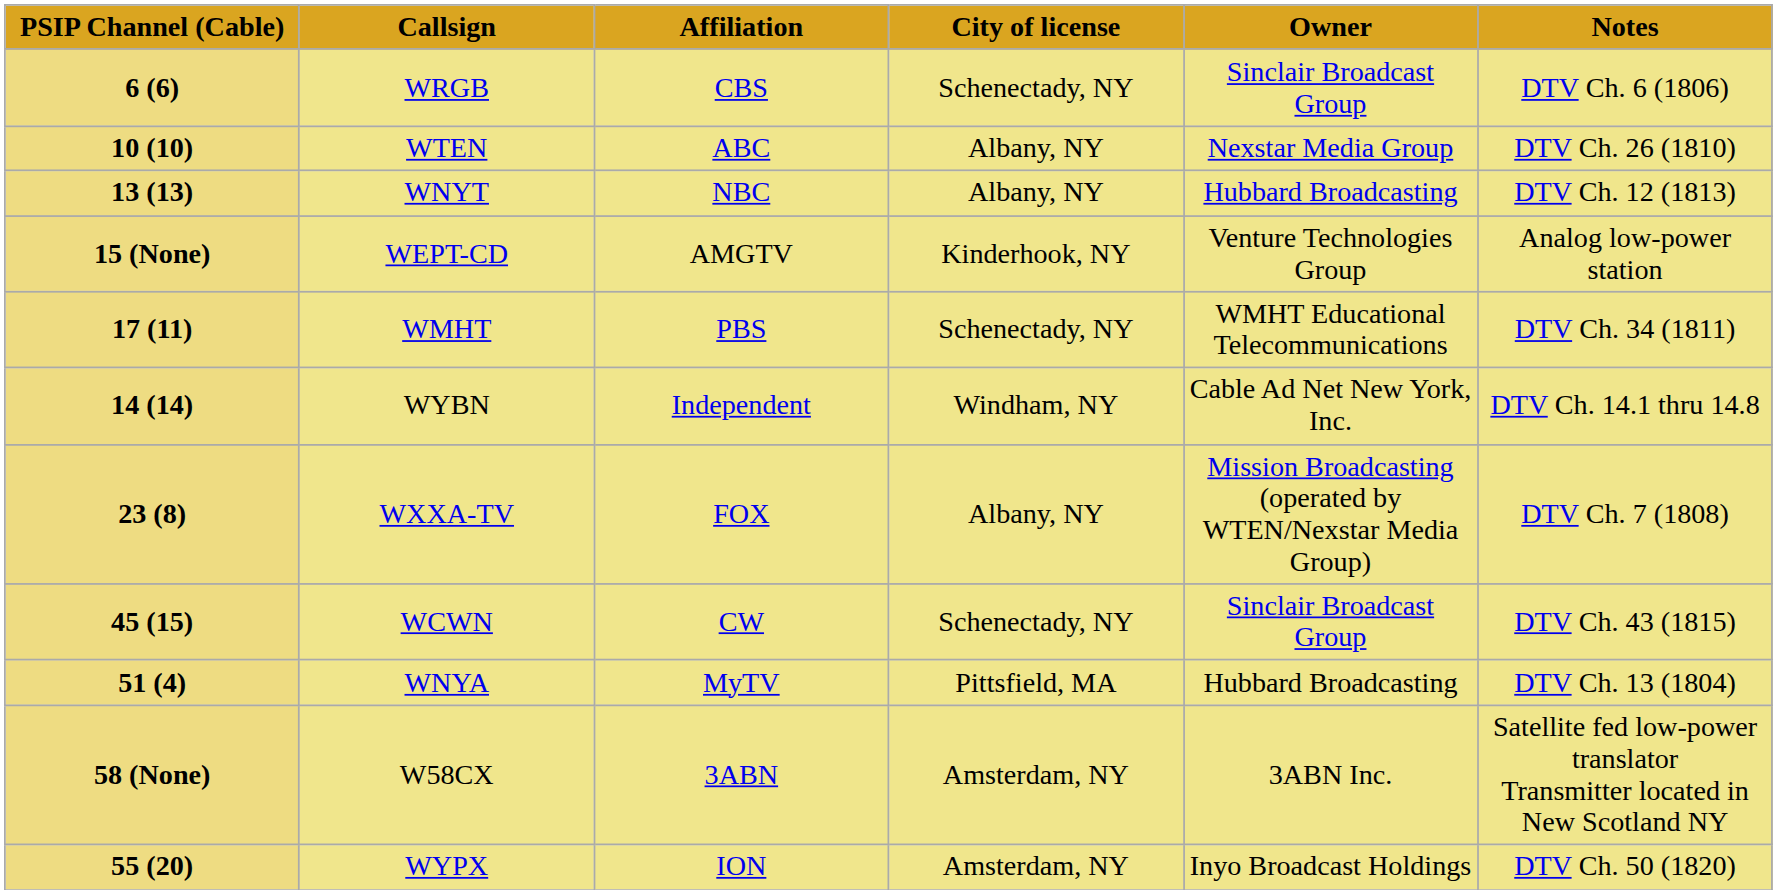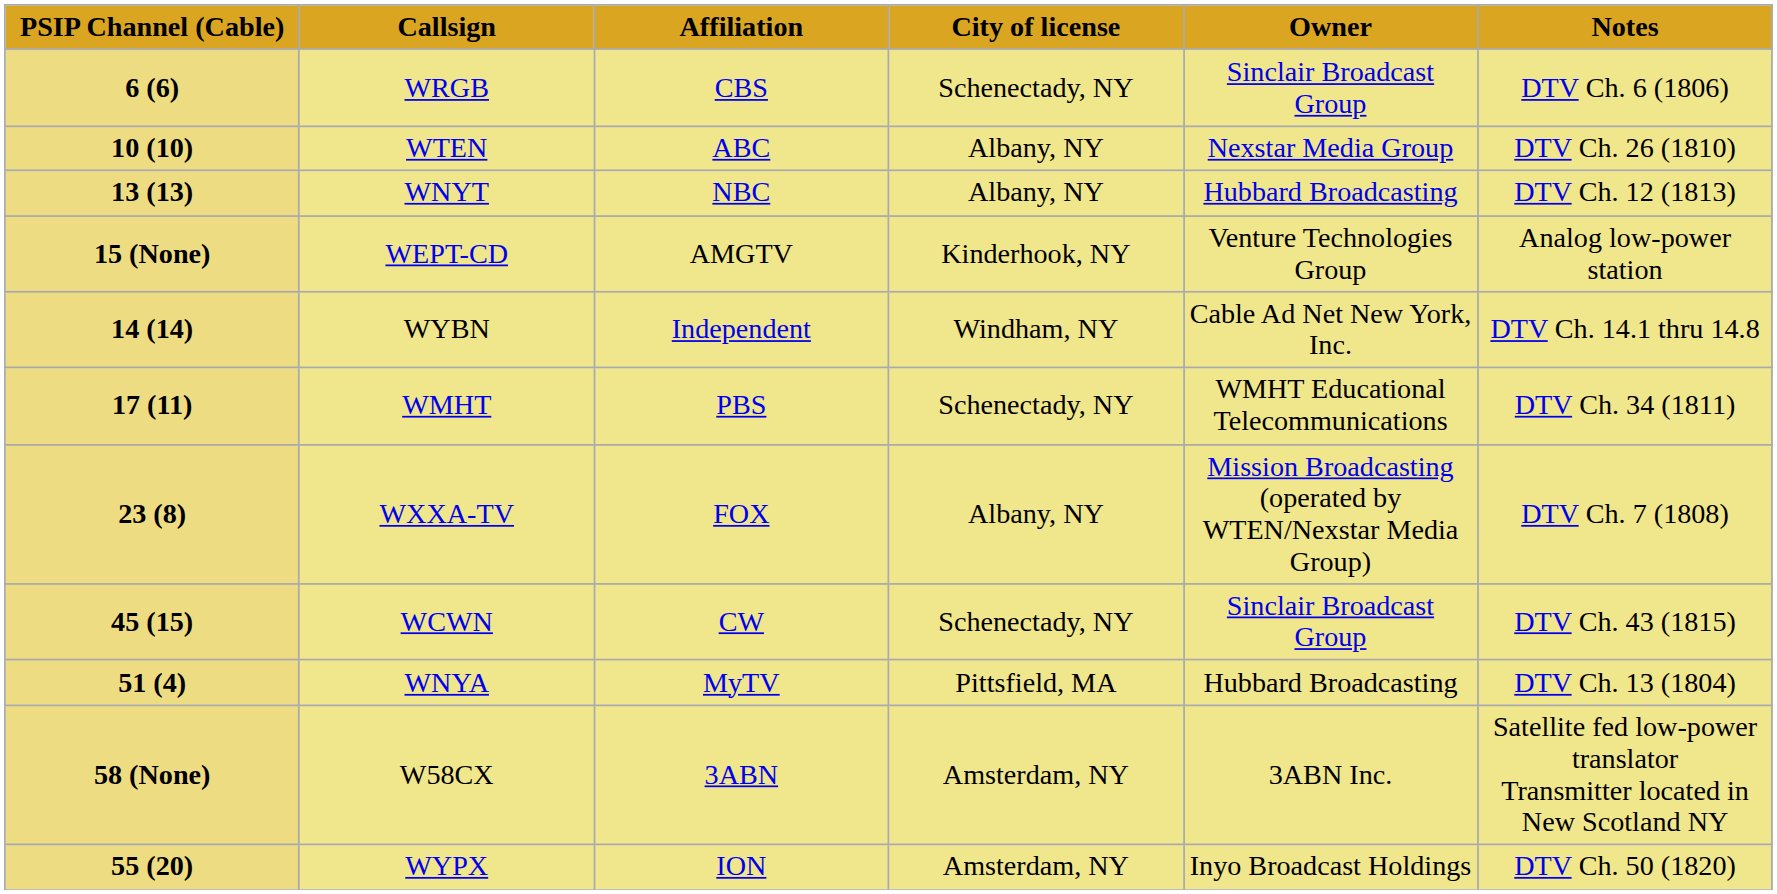rows swapped: (152, 329) <-> (152, 405)
